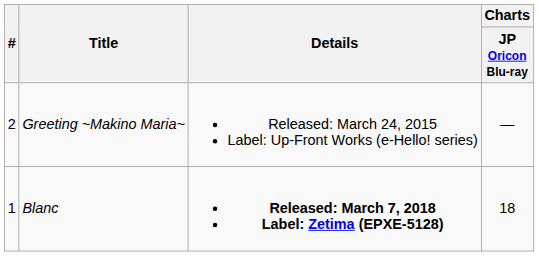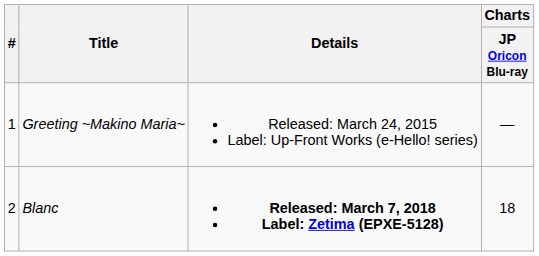(12, 124) 2 -> (12, 124) 1
(12, 208) 1 -> (12, 208) 2
